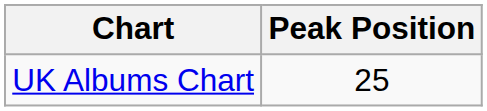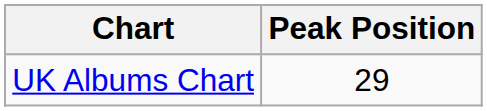(372, 79) 25 -> (372, 79) 29
